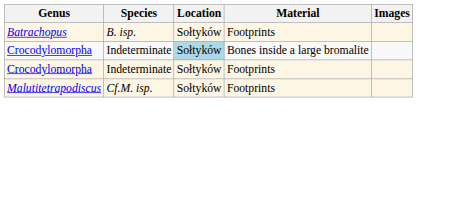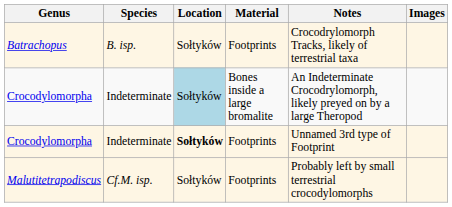+ column: (347, 13)
(199, 69) normal -> (200, 141) bold
